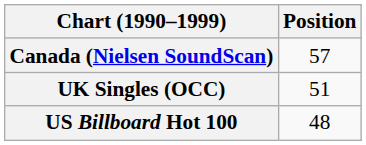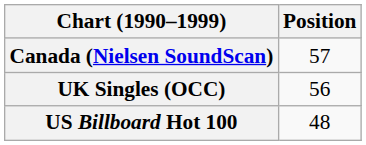(320, 88) 51 -> (320, 88) 56
